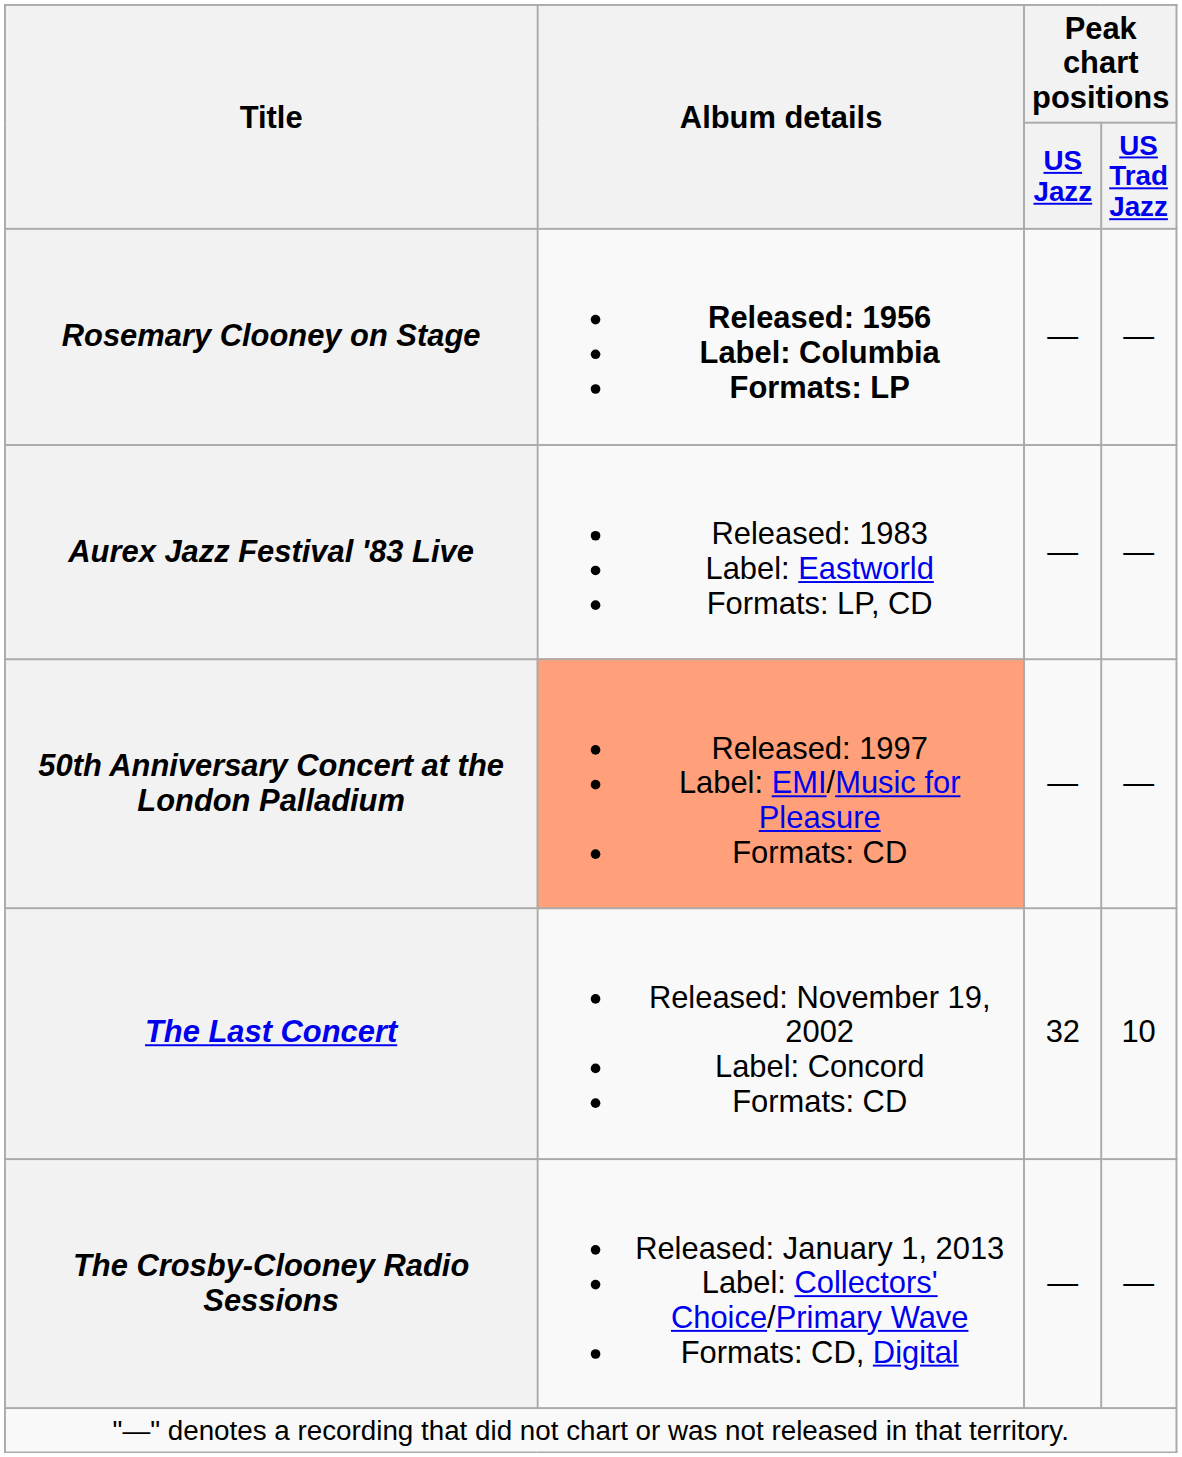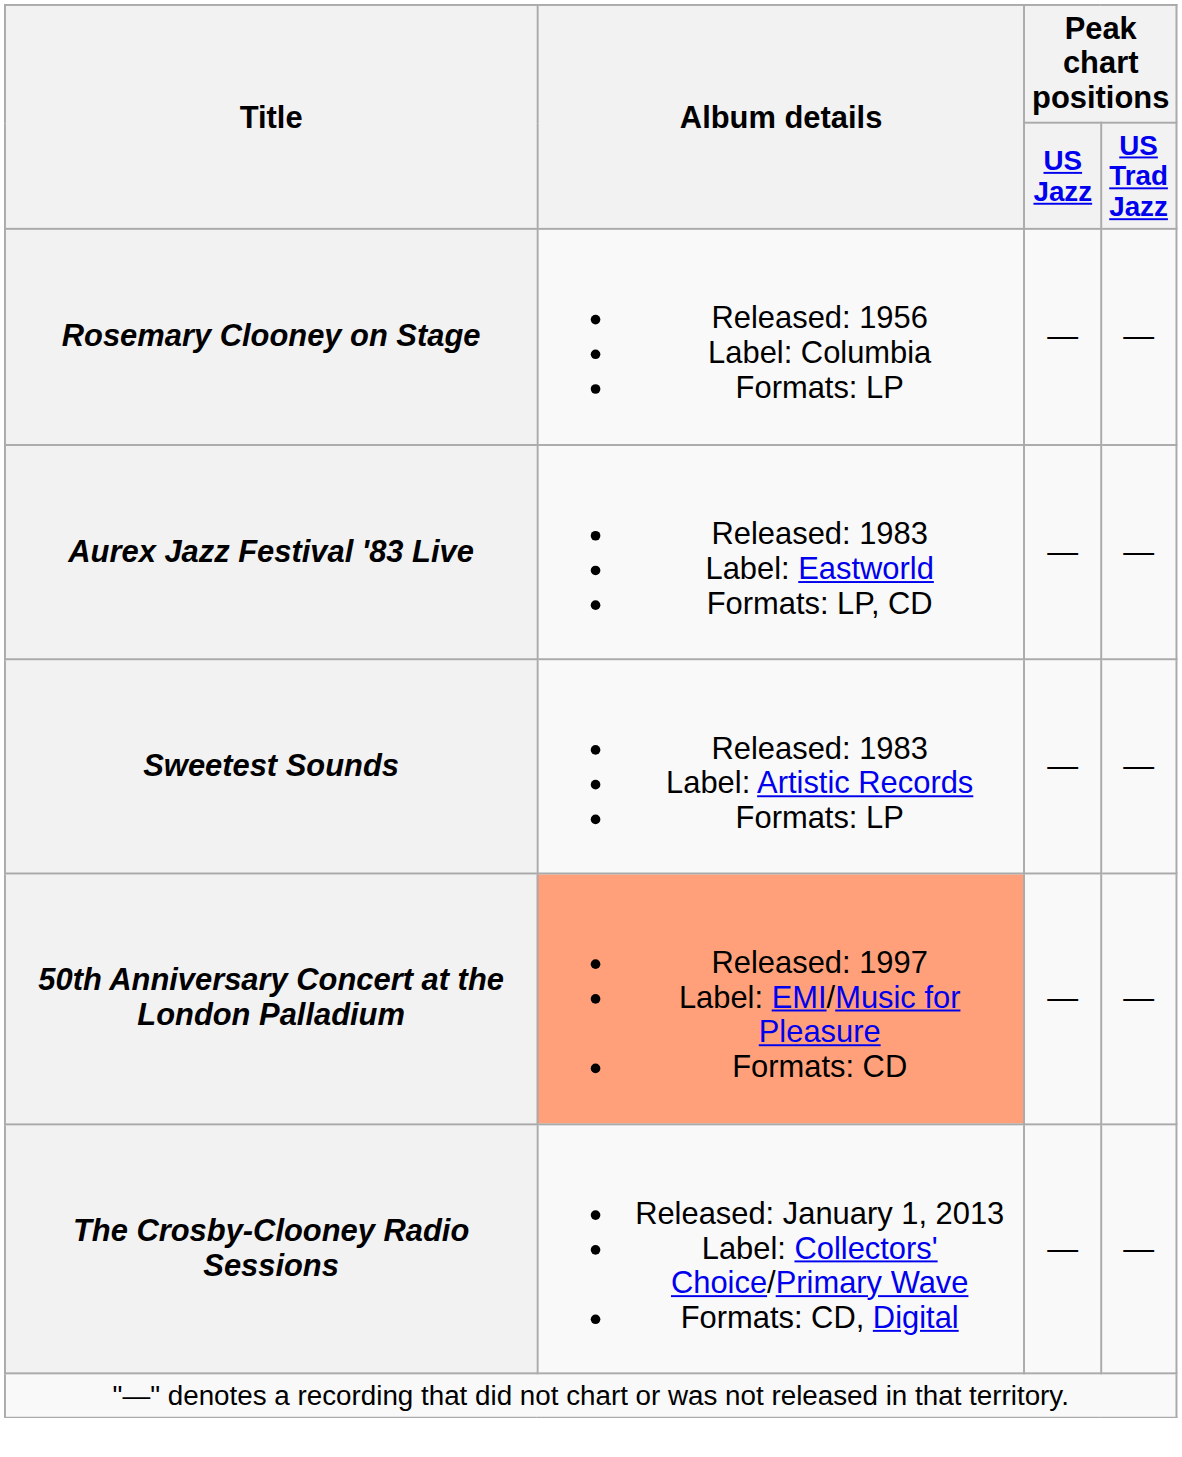(781, 354) bold -> (781, 354) normal
+ row: (271, 766)
- row: (271, 1033)
